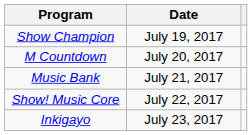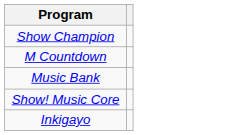- column: (184, 15)
